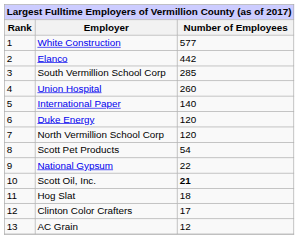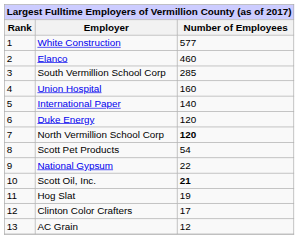(188, 58) 442 -> (188, 58) 460
(188, 88) 260 -> (188, 88) 160
(188, 134) normal -> (188, 134) bold
(185, 196) 18 -> (185, 196) 19
